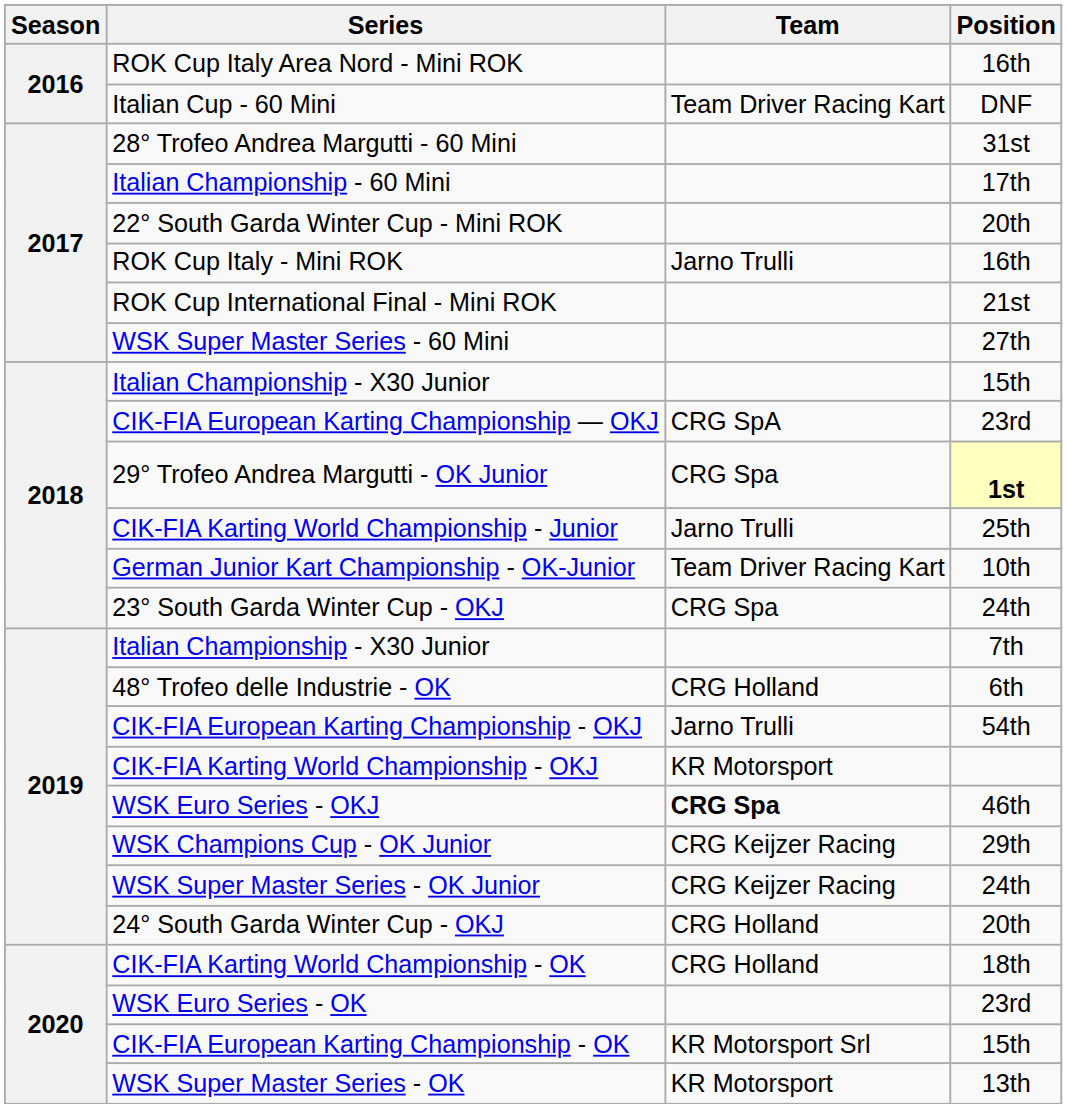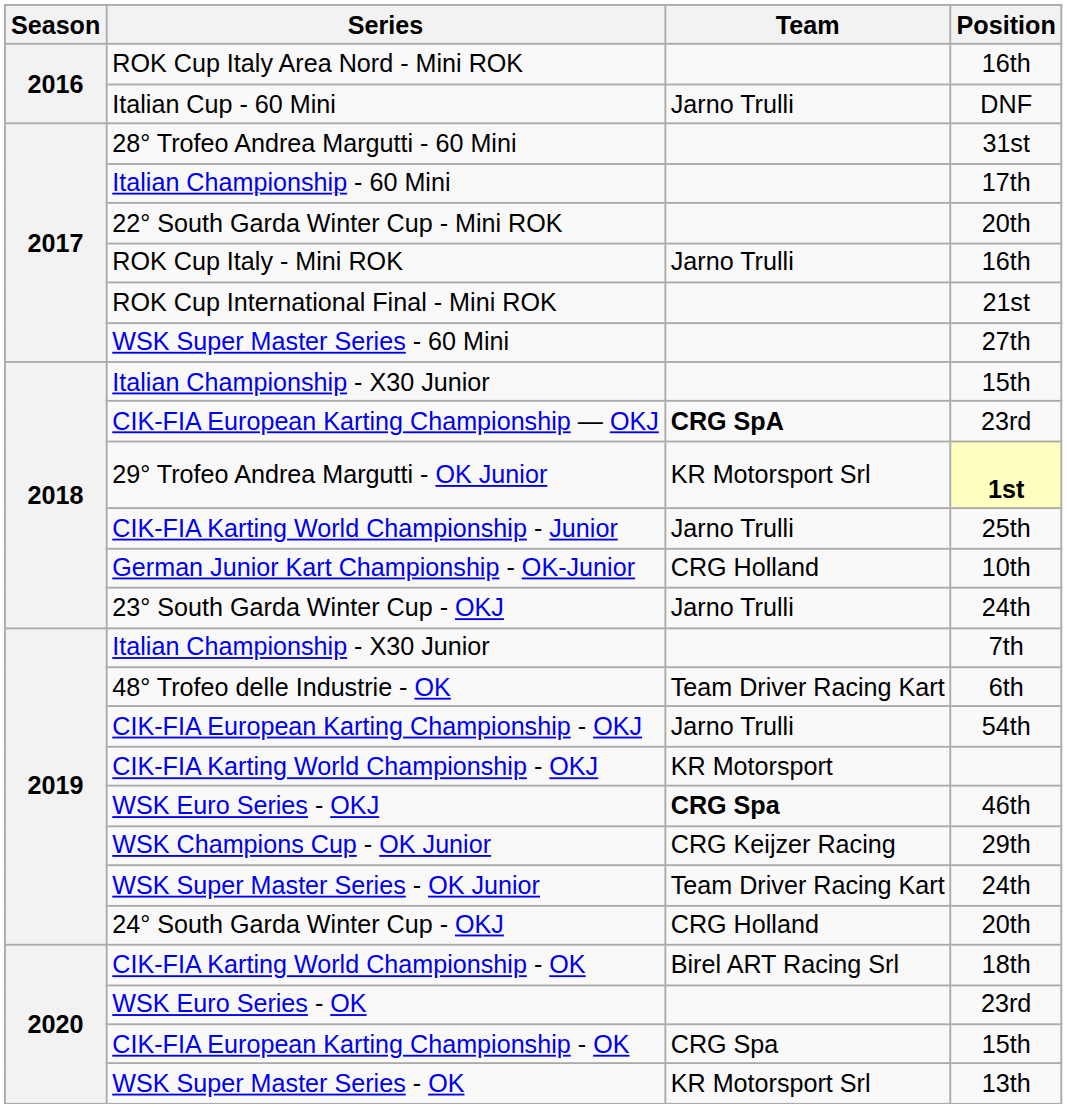(808, 104) Team Driver Racing Kart -> (732, 104) Jarno Trulli
(726, 421) normal -> (727, 421) bold
(725, 474) CRG Spa -> (771, 474) KR Motorsport Srl
(808, 568) Team Driver Racing Kart -> (745, 568) CRG Holland
(725, 607) CRG Spa -> (732, 607) Jarno Trulli
(745, 687) CRG Holland -> (808, 687) Team Driver Racing Kart
(783, 885) CRG Keijzer Racing -> (808, 885) Team Driver Racing Kart
(745, 964) CRG Holland -> (785, 964) Birel ART Racing Srl
(771, 1044) KR Motorsport Srl -> (725, 1044) CRG Spa
(752, 1083) KR Motorsport -> (771, 1083) KR Motorsport Srl
